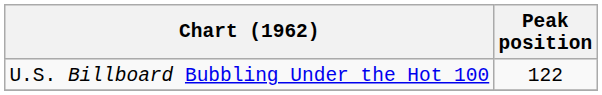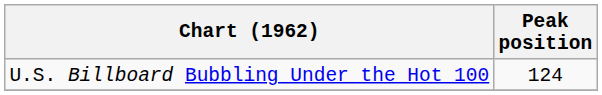(545, 75) 122 -> (545, 75) 124
